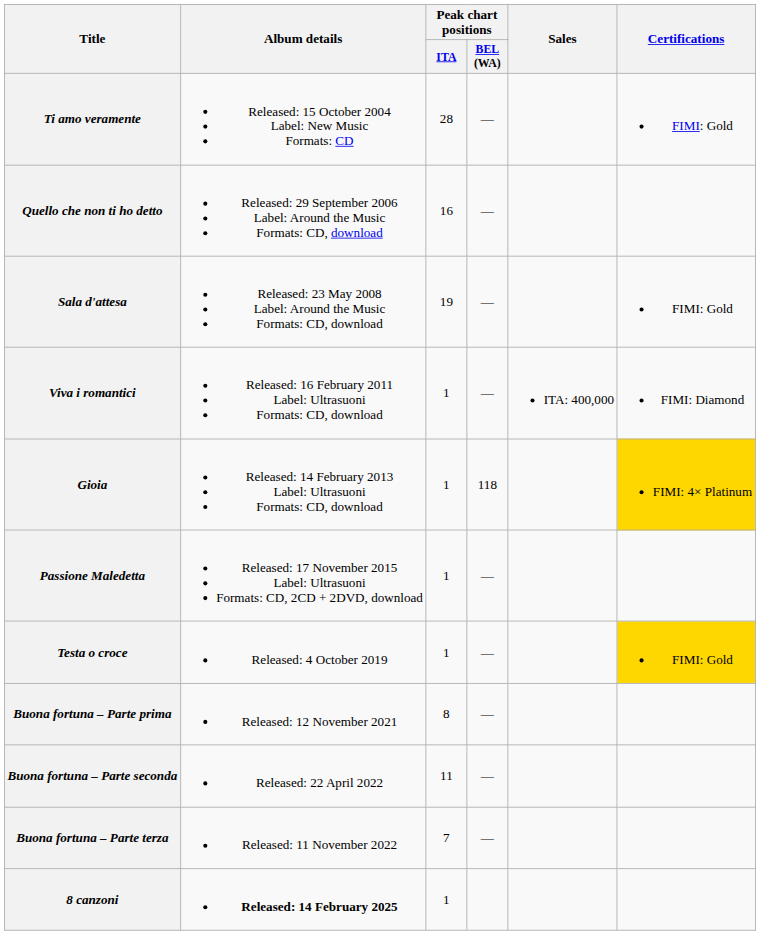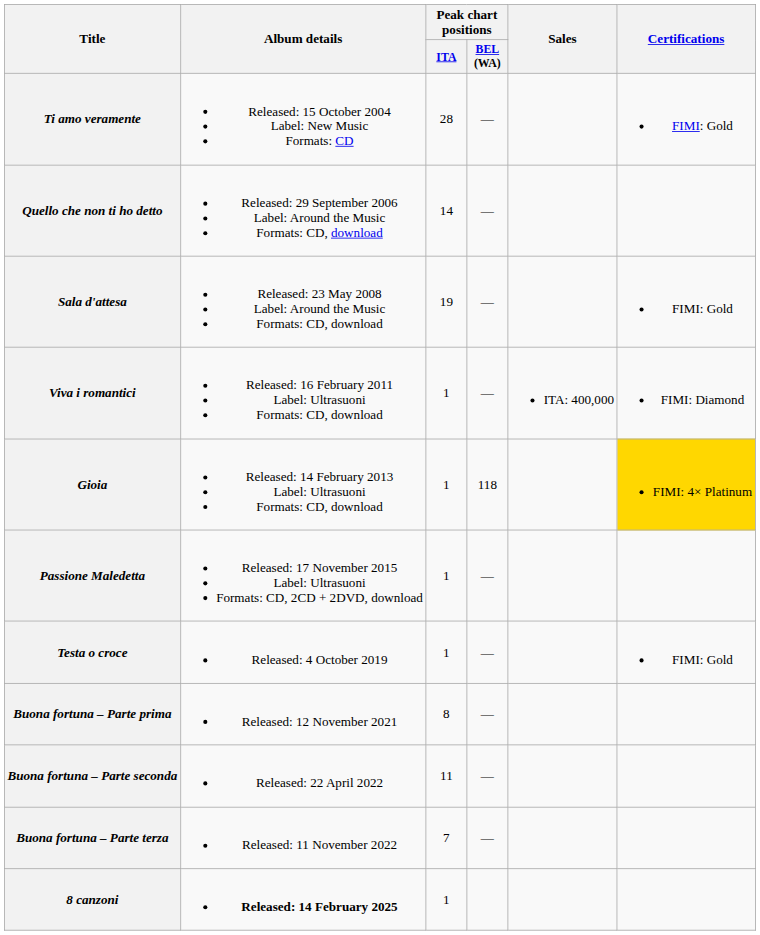(446, 210) 16 -> (446, 210) 14
(686, 660) gold background -> (686, 660) no background
